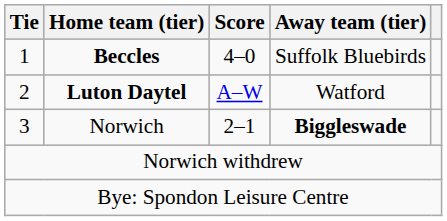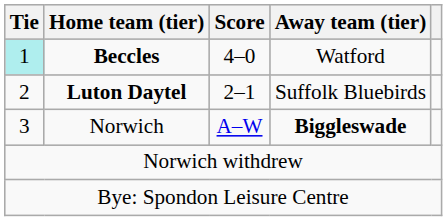(24, 56) no background -> (24, 56) paleturquoise background
(350, 56) Suffolk Bluebirds -> (350, 56) Watford
(240, 91) A–W -> (240, 91) 2–1
(350, 91) Watford -> (350, 91) Suffolk Bluebirds
(240, 126) 2–1 -> (240, 126) A–W
